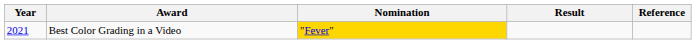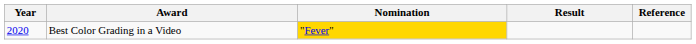(18, 30) 2021 -> (18, 30) 2020
